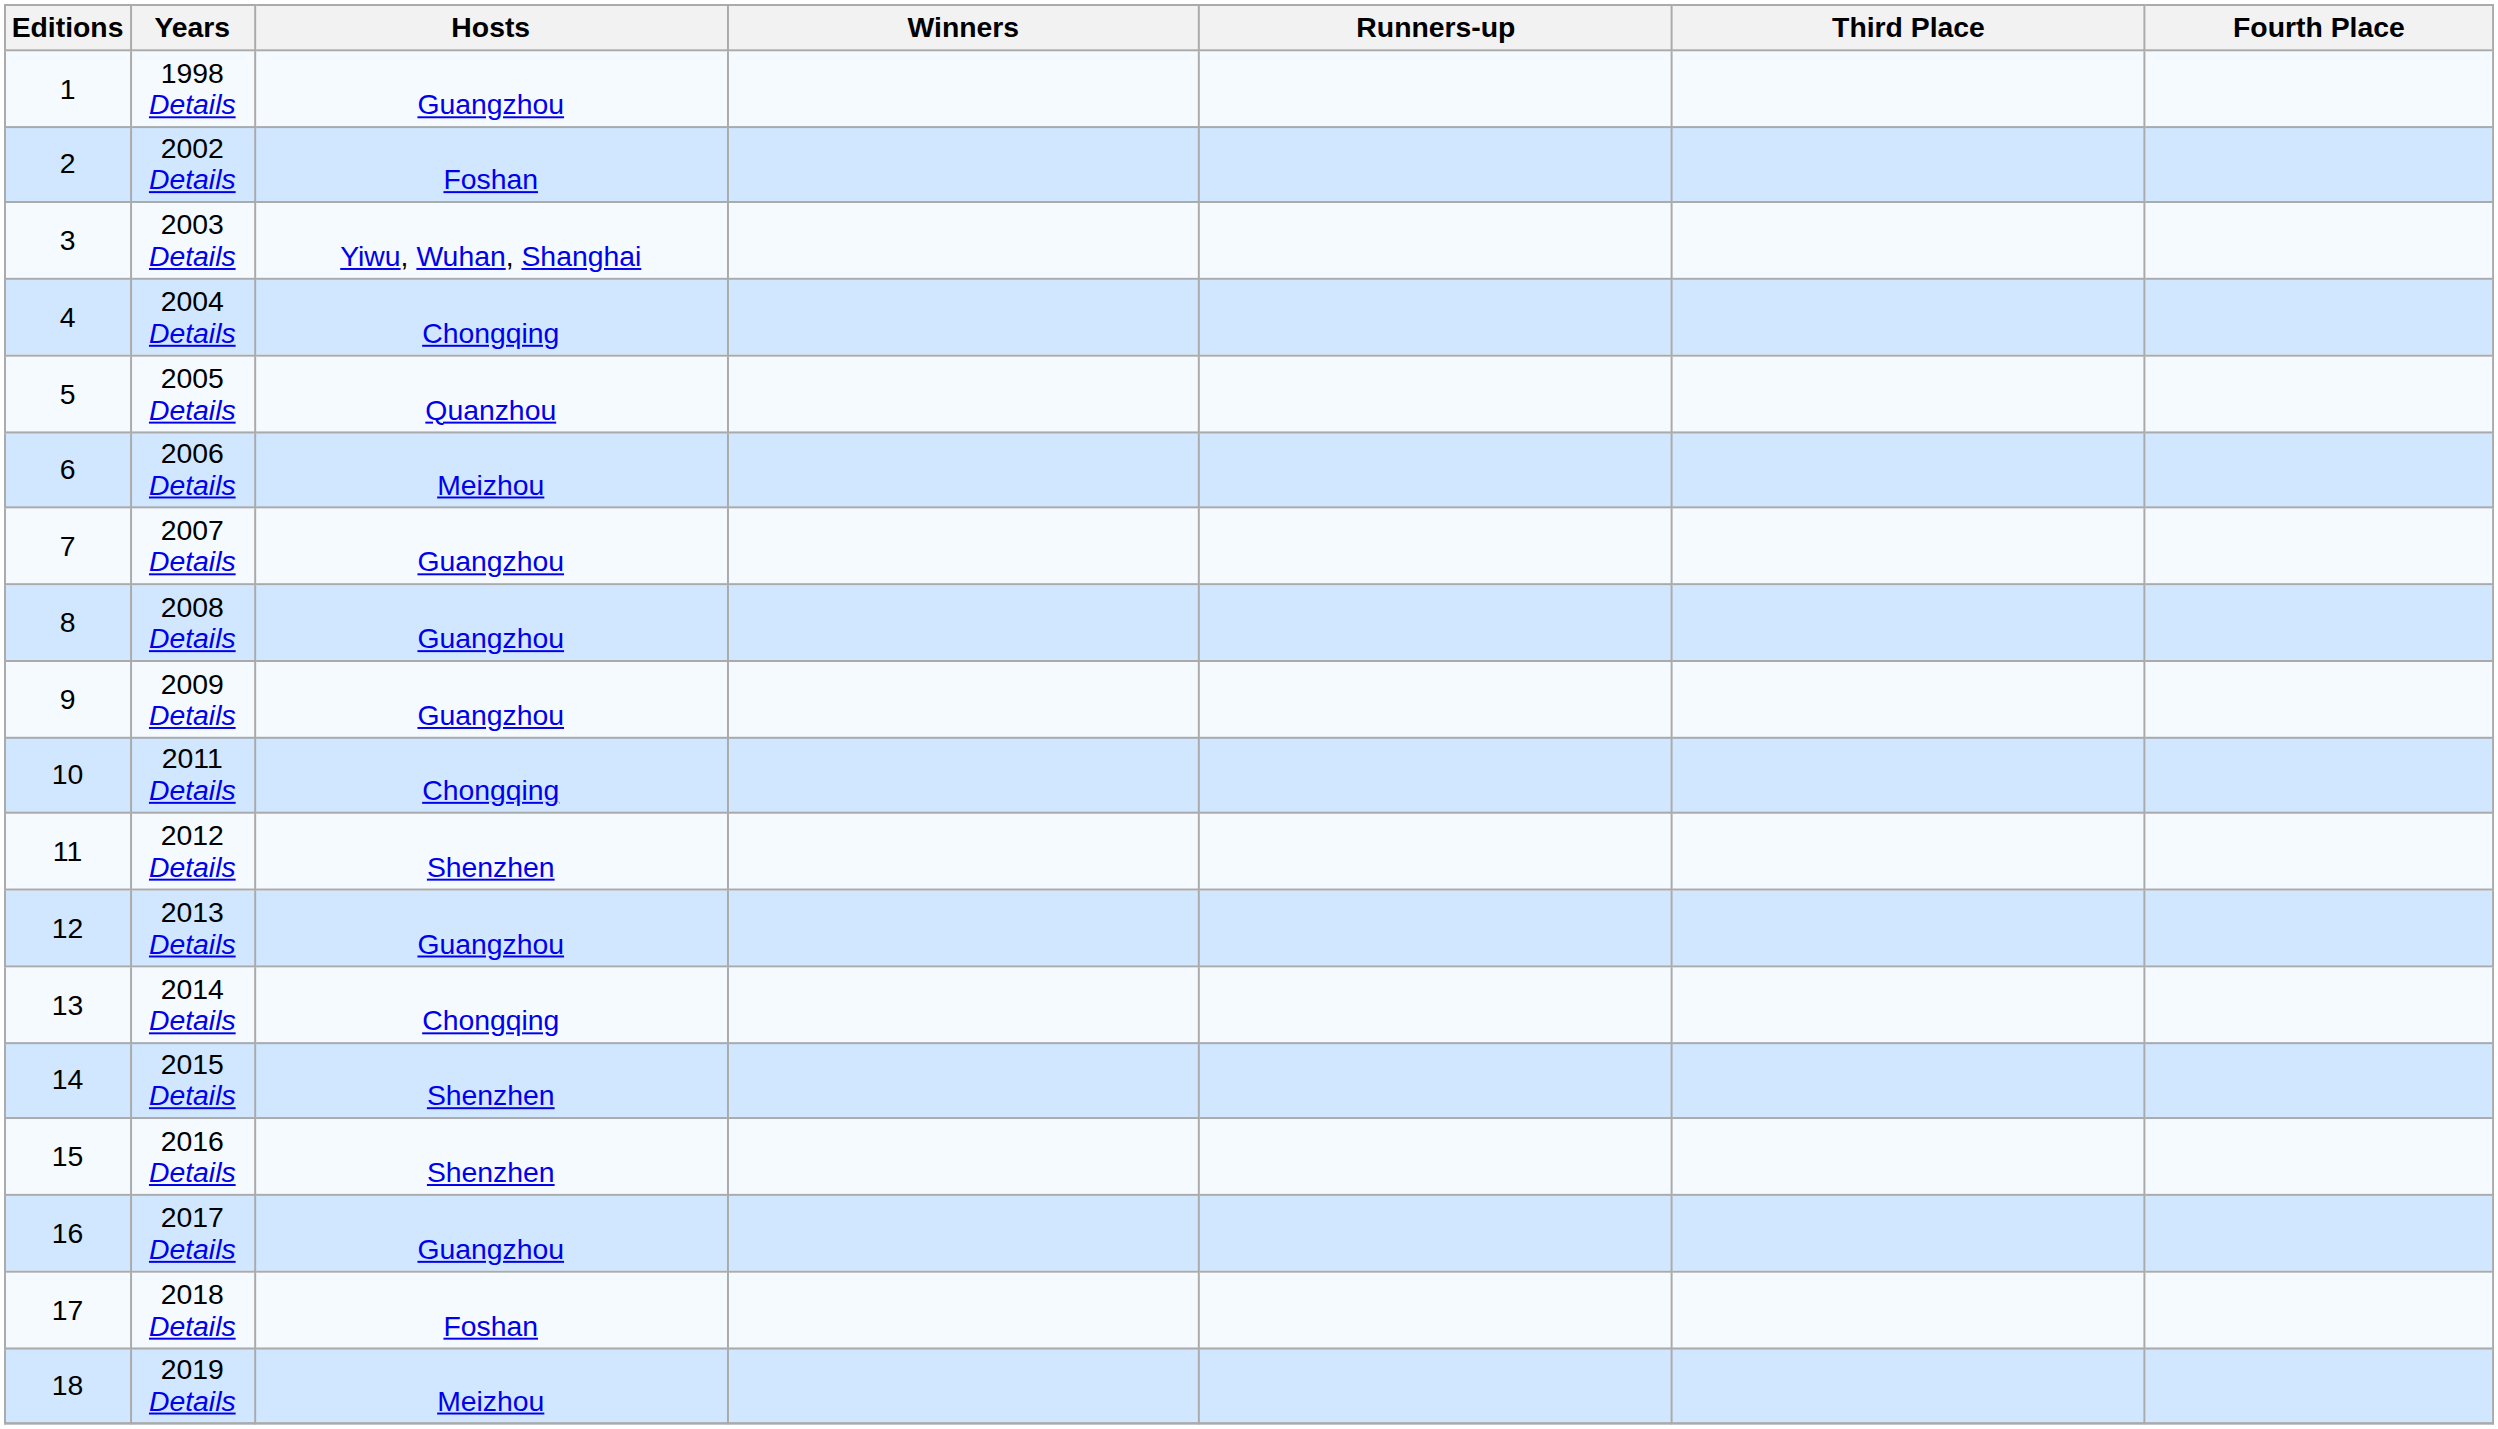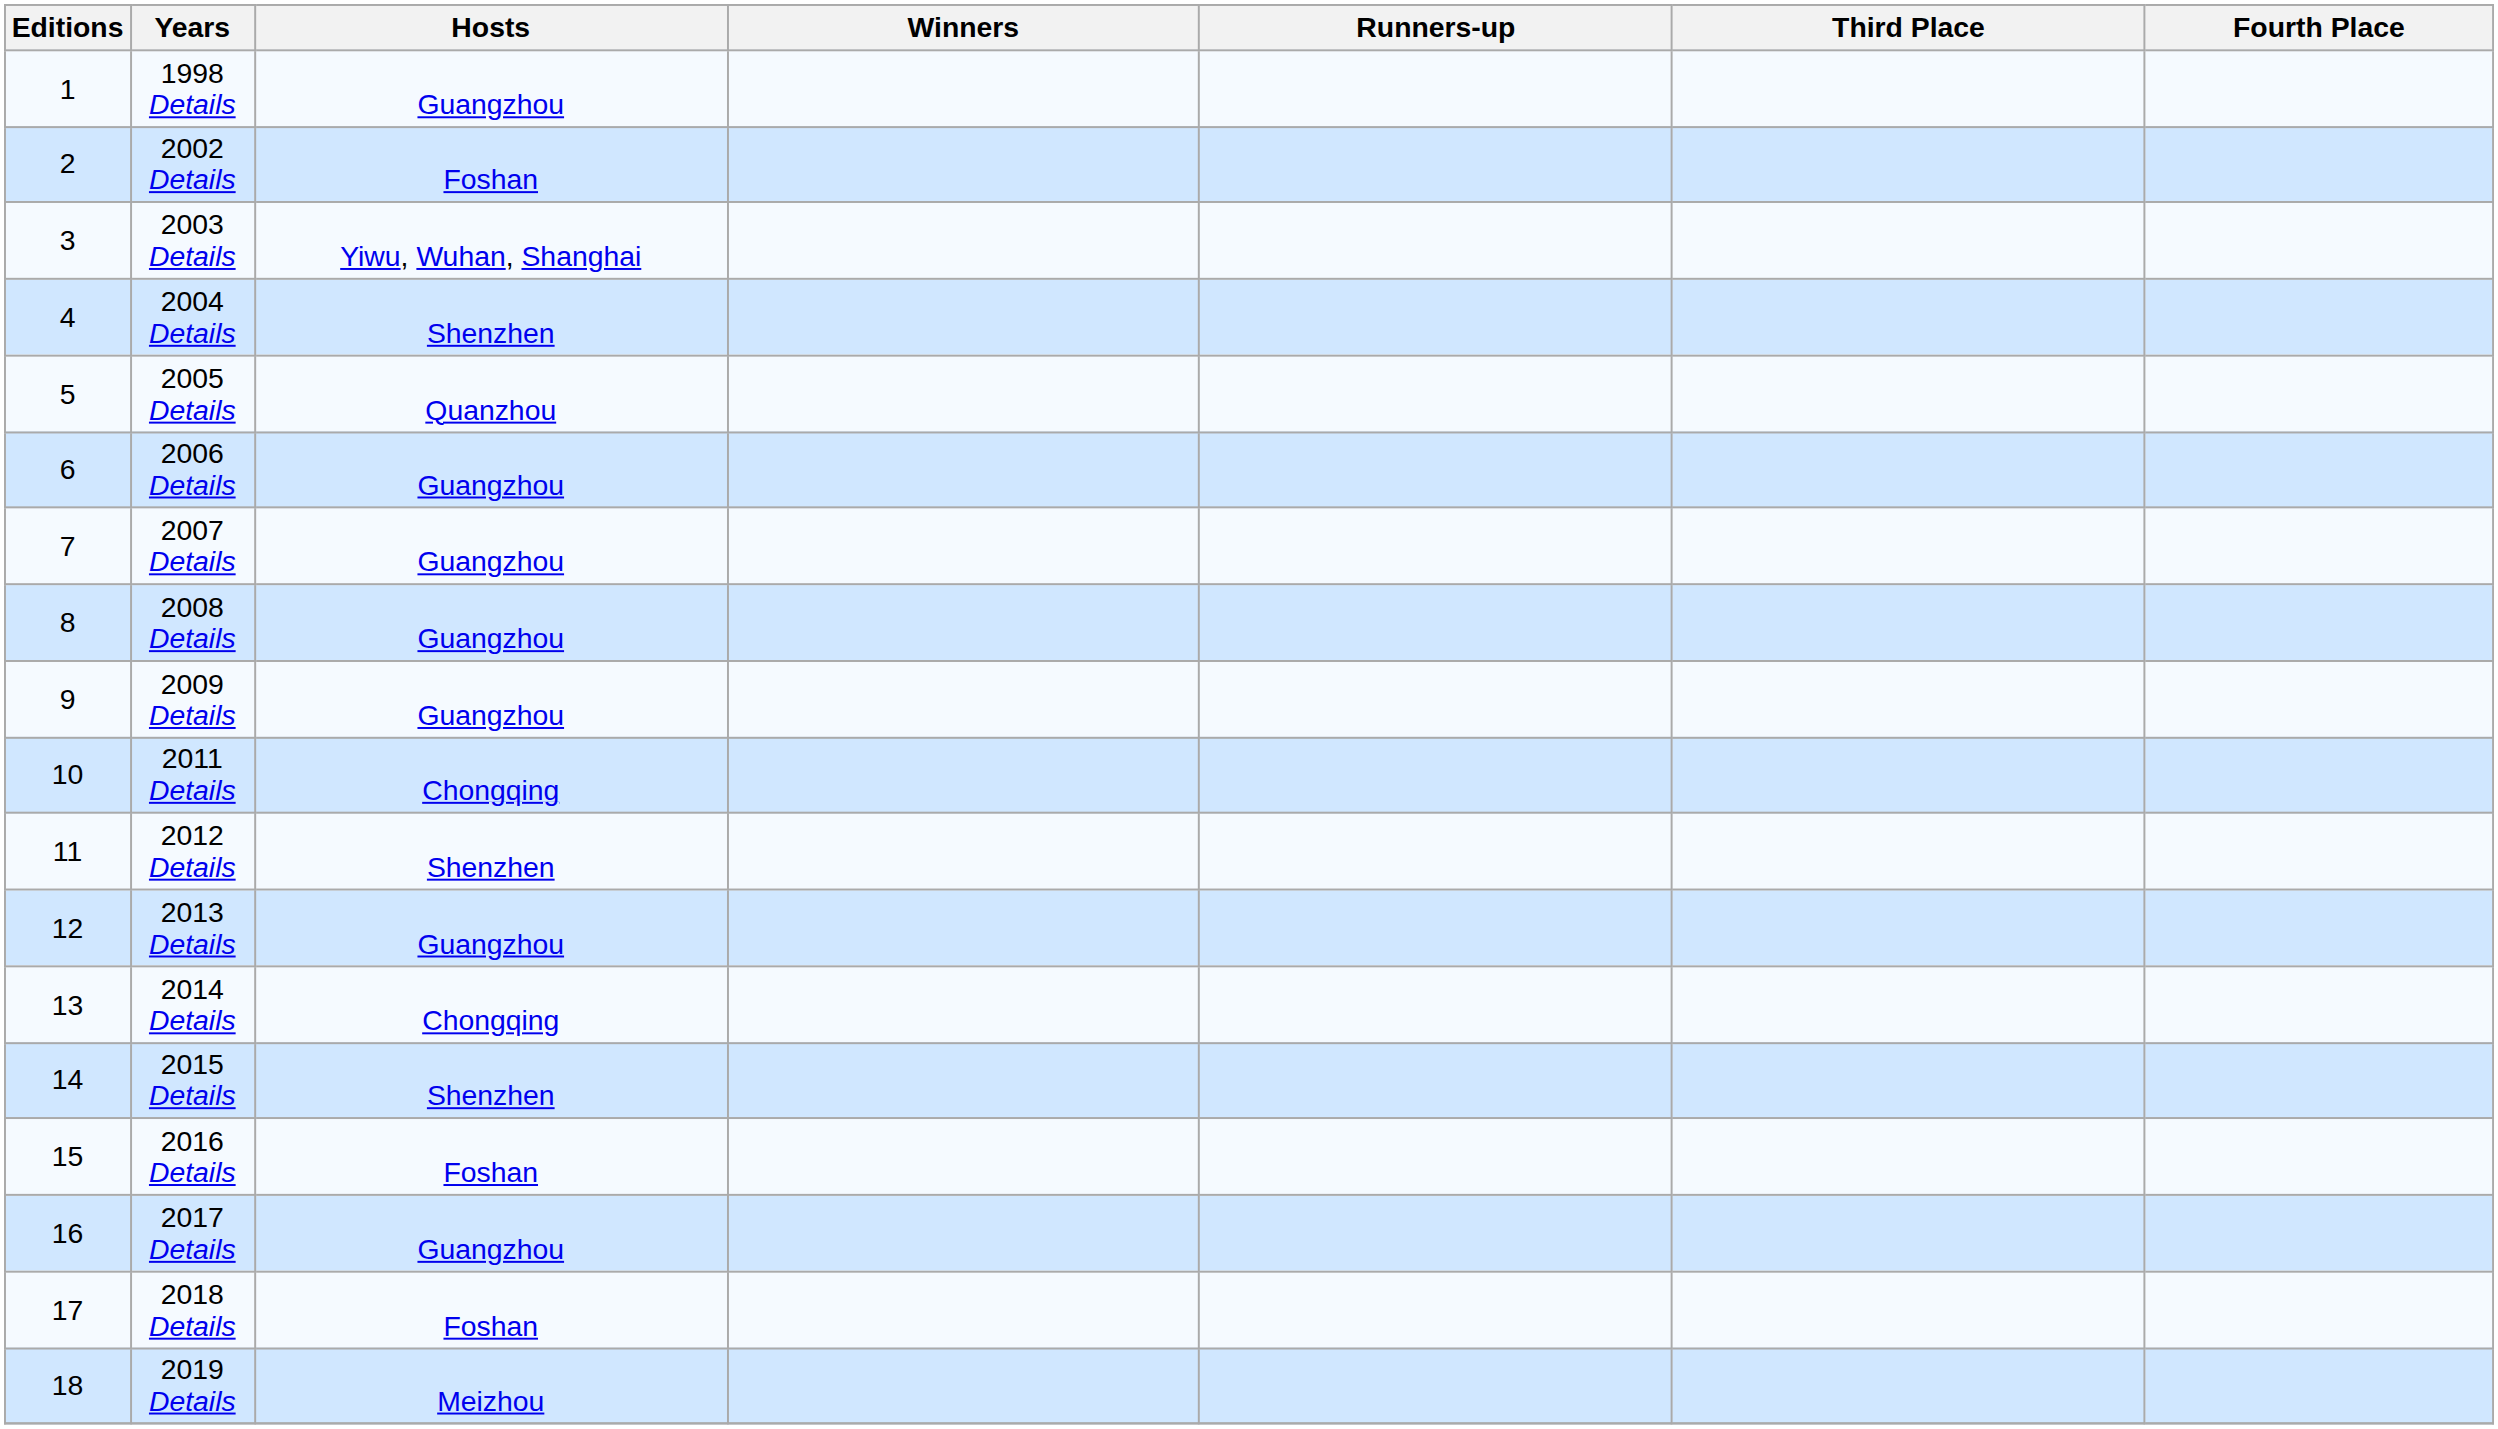(491, 333) Chongqing -> (491, 333) Shenzhen
(491, 486) Meizhou -> (491, 486) Guangzhou
(491, 1173) Shenzhen -> (491, 1173) Foshan
